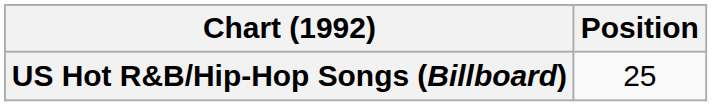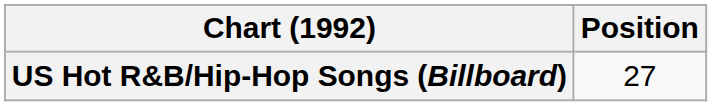(640, 75) 25 -> (640, 75) 27
